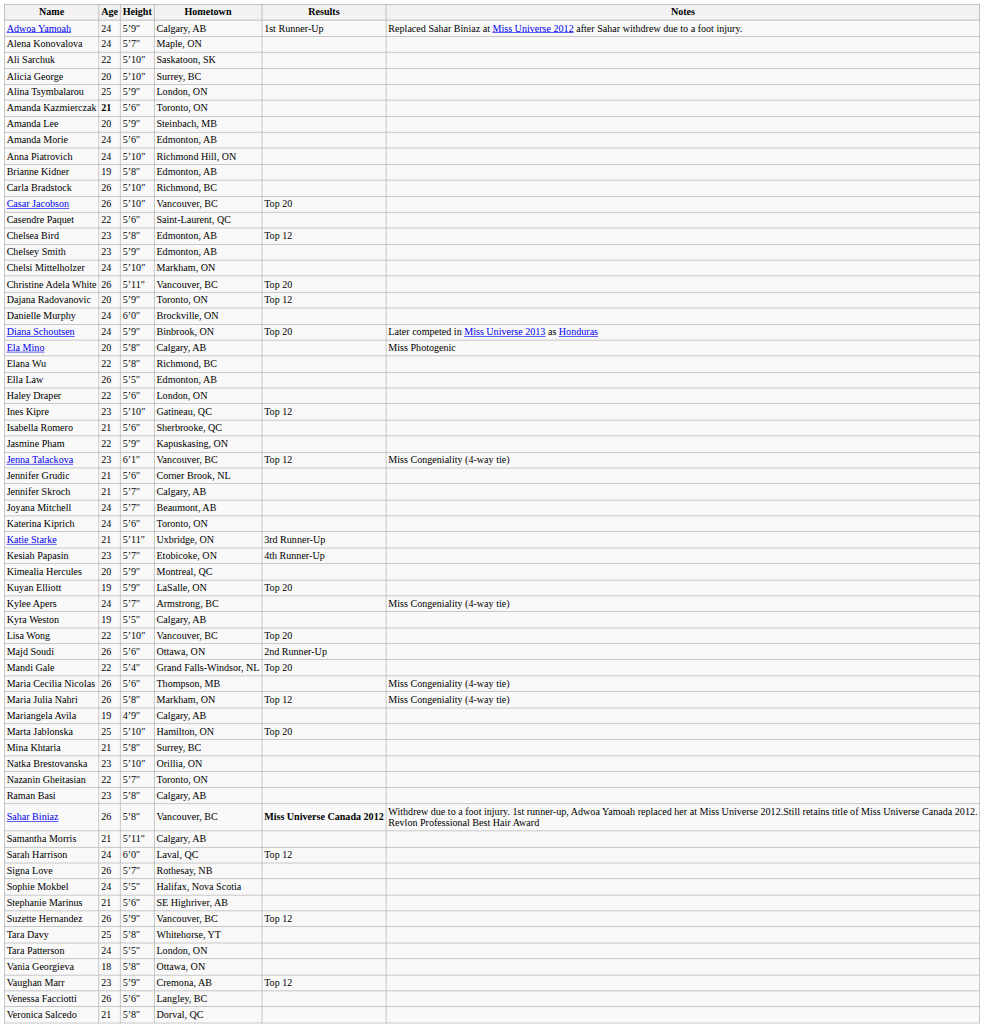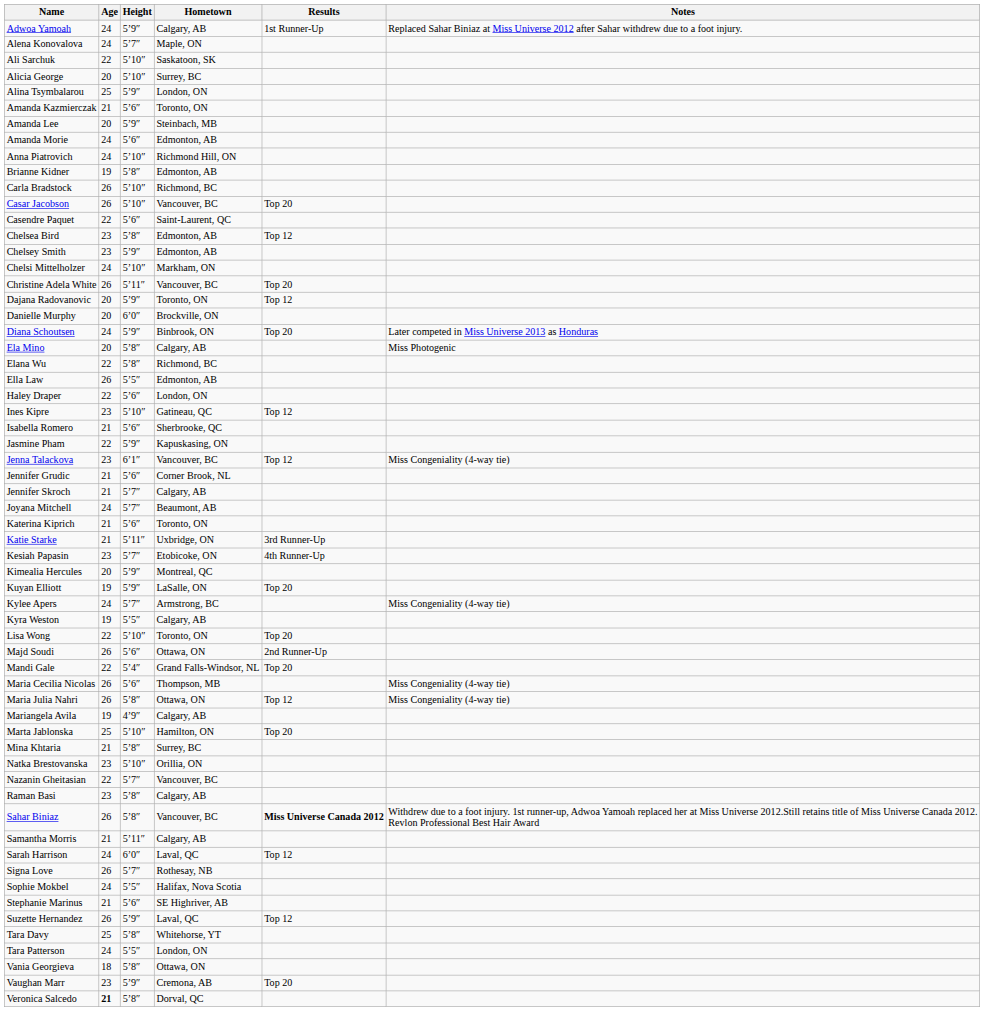(106, 108) bold -> (106, 108) normal
(106, 316) 24 -> (106, 316) 20
(106, 524) 24 -> (106, 524) 21
(187, 635) Vancouver, BC -> (182, 635) Toronto, ON
(186, 699) Markham, ON -> (181, 699) Ottawa, ON
(182, 779) Toronto, ON -> (187, 779) Vancouver, BC
(187, 919) Vancouver, BC -> (177, 919) Laval, QC
(278, 983) Top 12 -> (278, 983) Top 20
- row: (42, 998)
(106, 1014) normal -> (106, 998) bold
